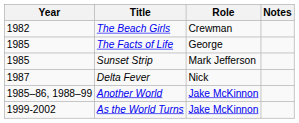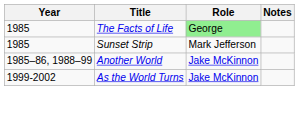- row: (134, 28)
(206, 45) no background -> (206, 28) lightgreen background
- row: (123, 77)
